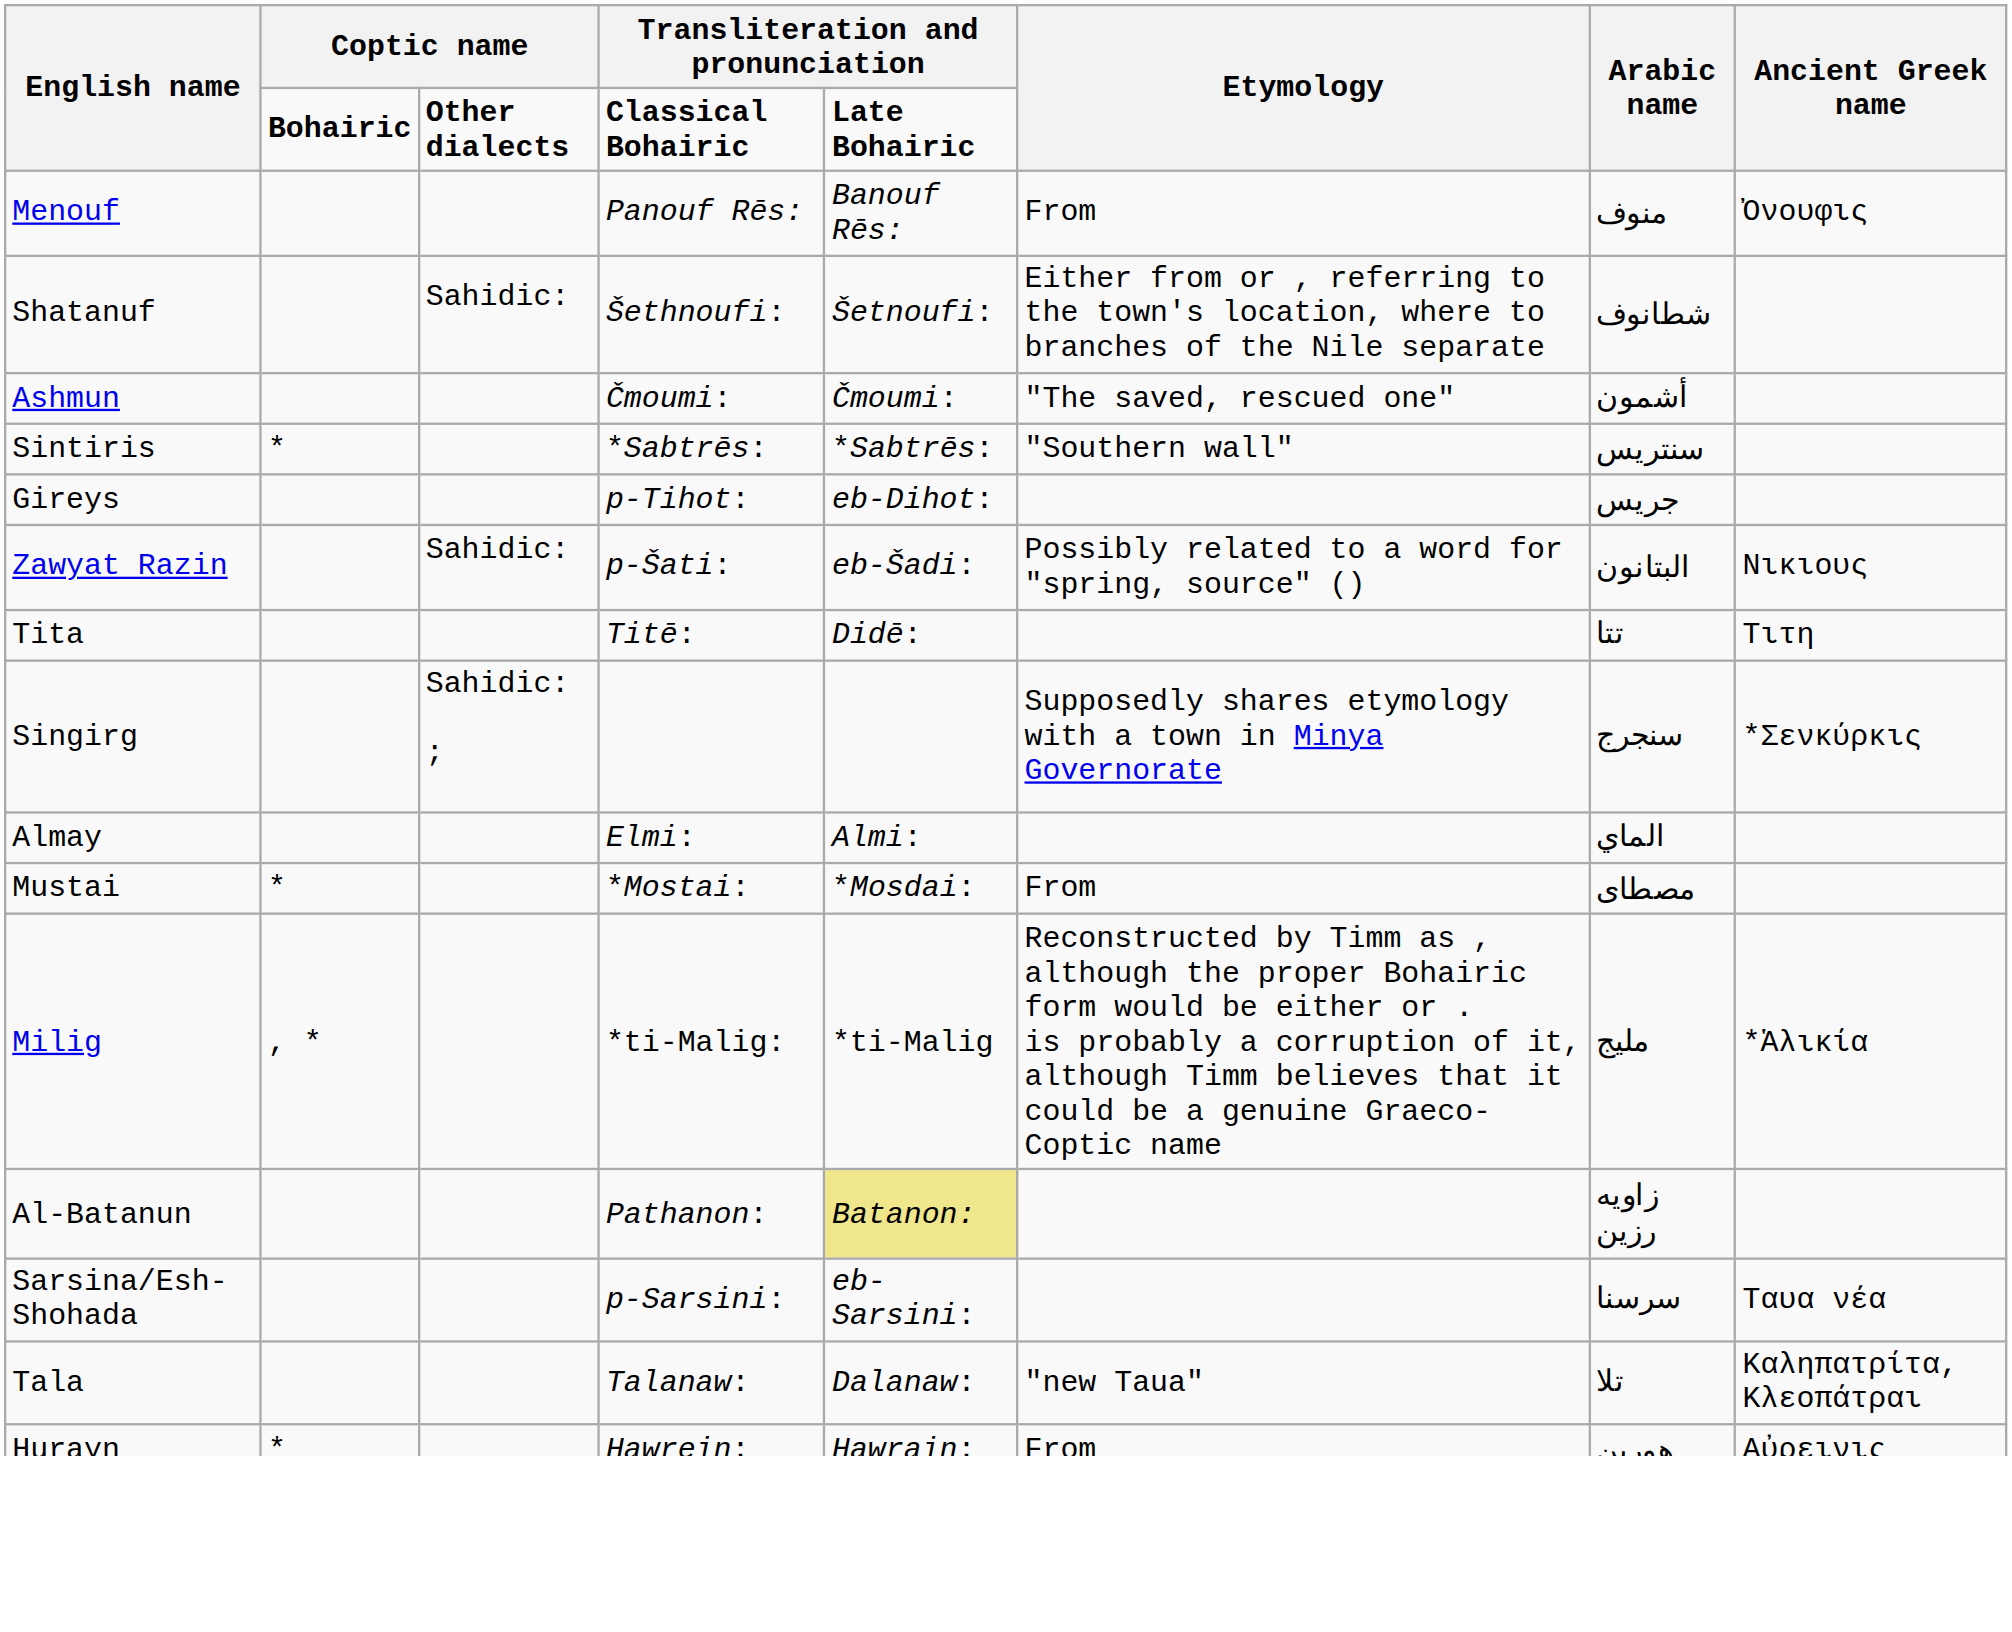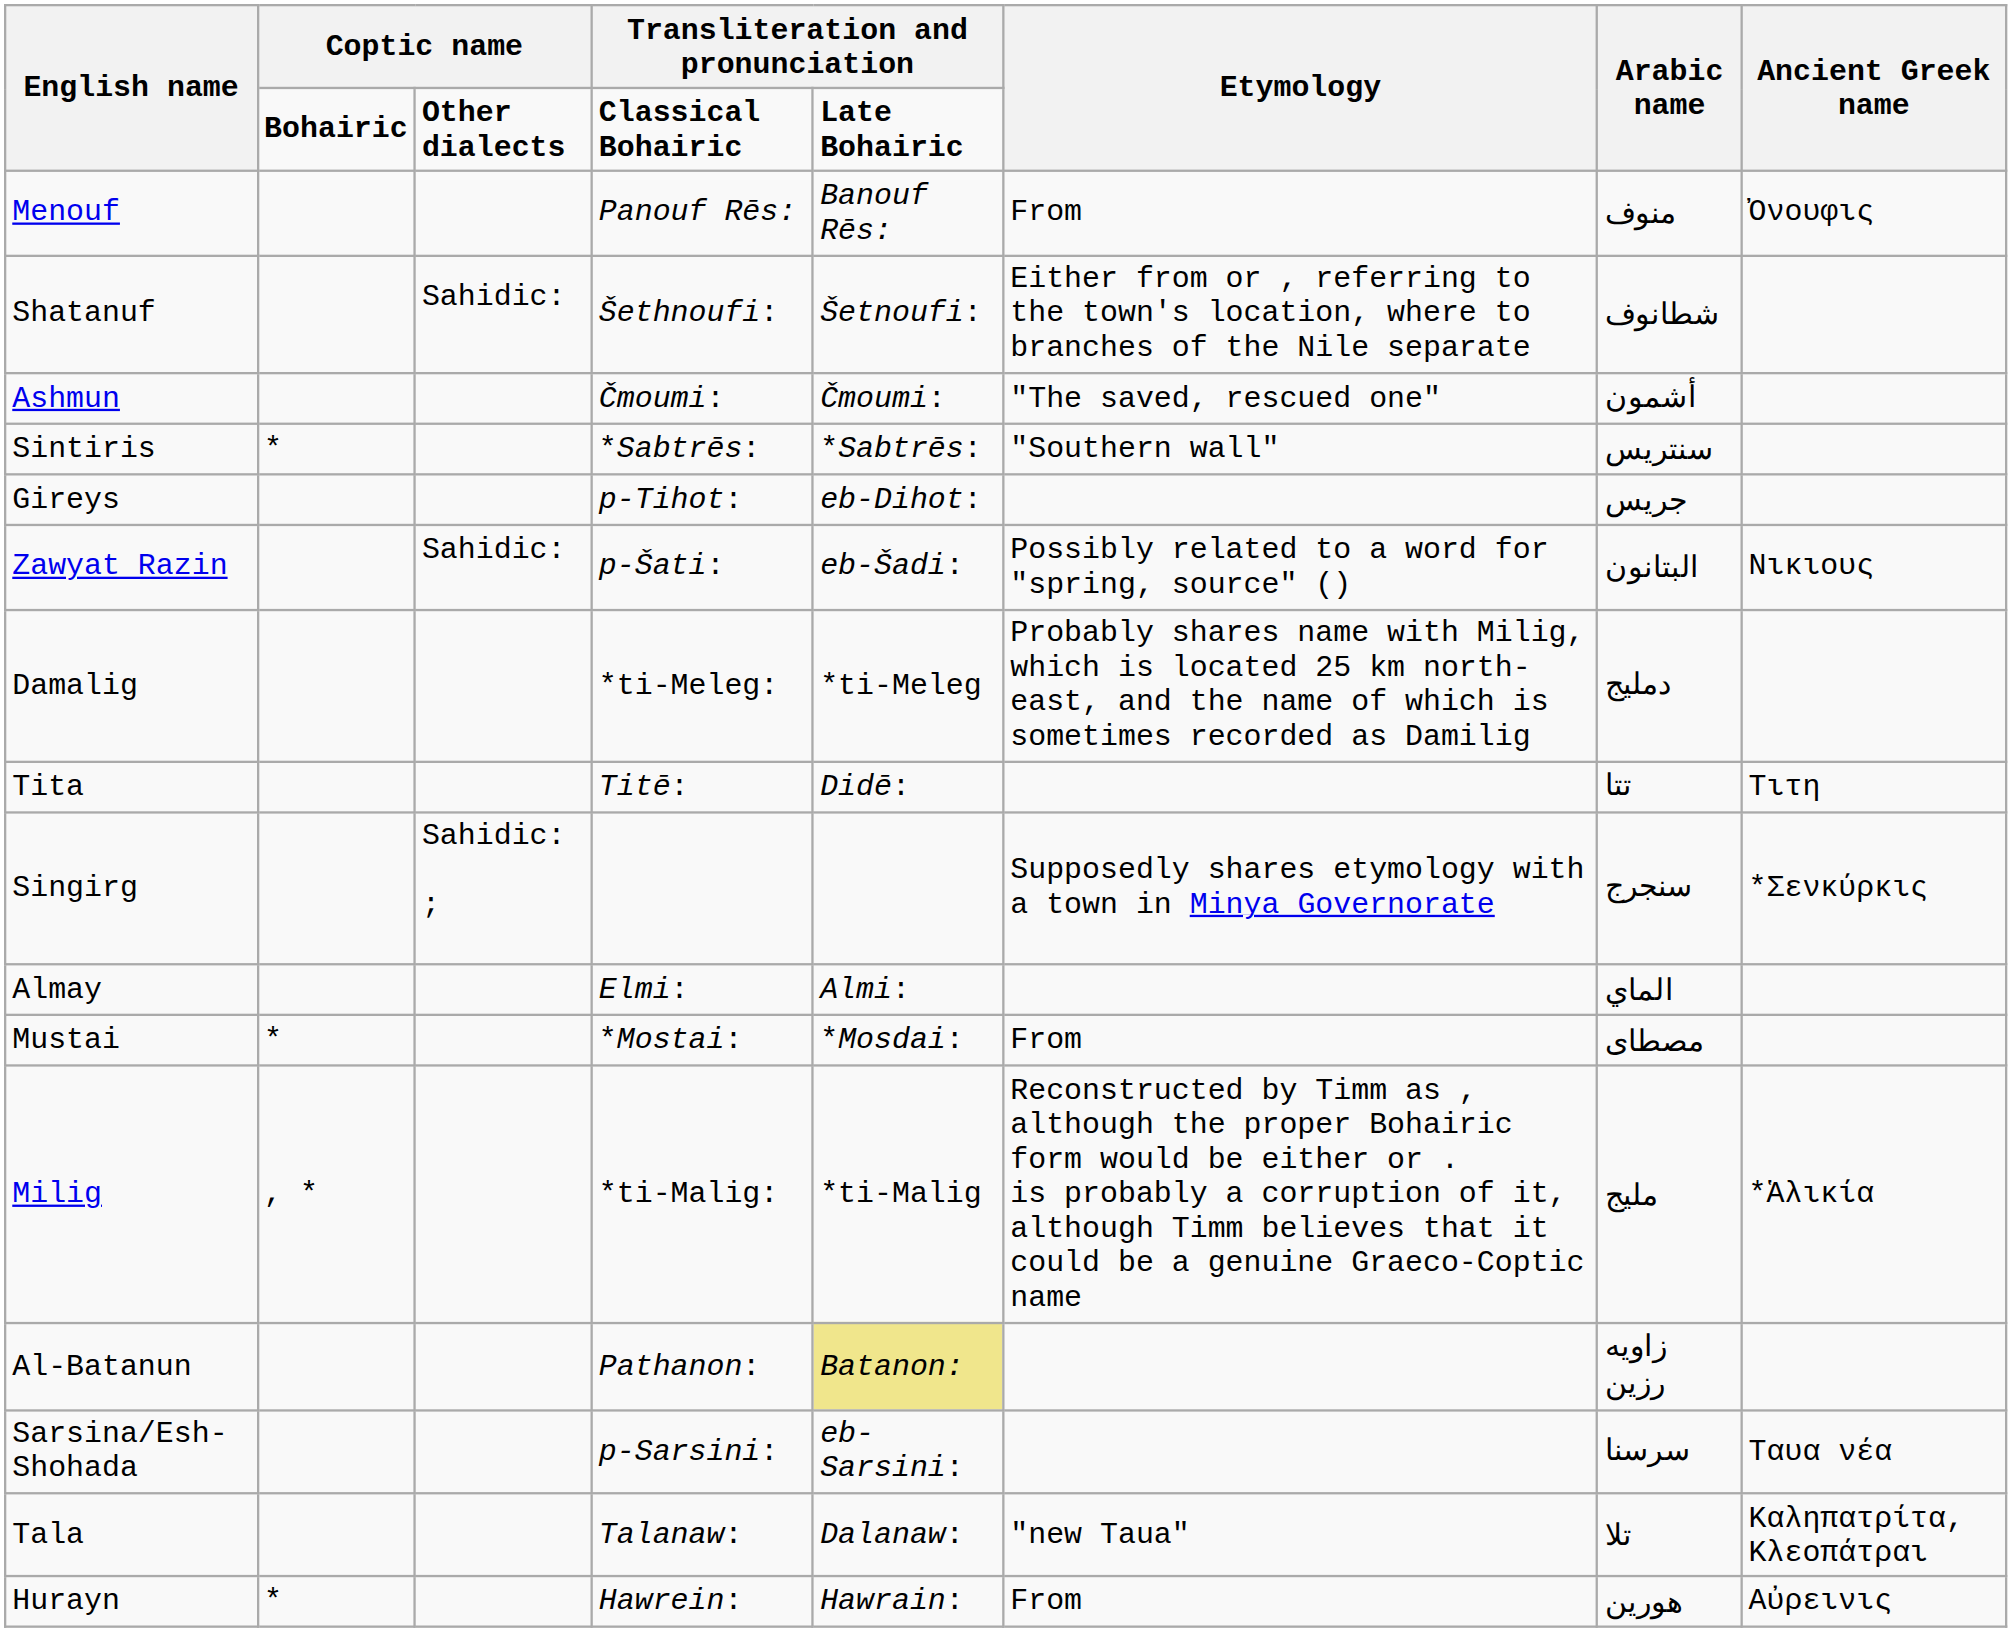+ row: (75, 685)
